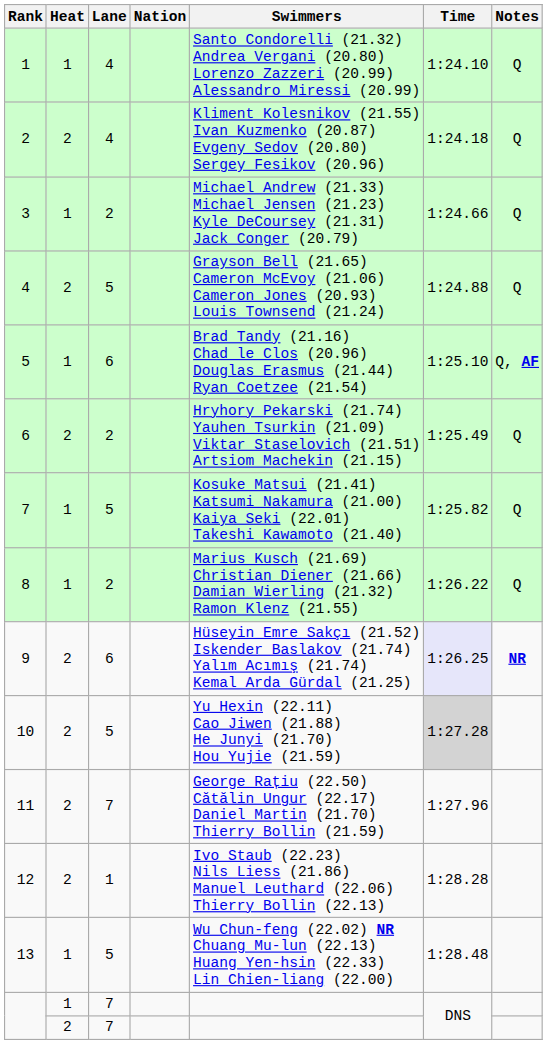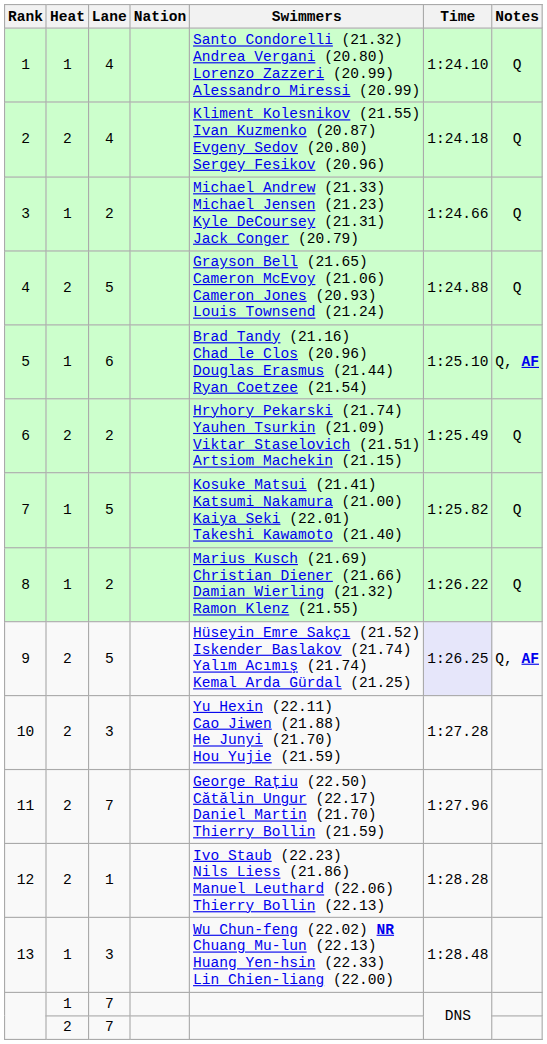(109, 658) 6 -> (109, 658) 5
(517, 658) NR -> (517, 658) Q, AF
(109, 733) 5 -> (109, 733) 3
(458, 733) lightgrey background -> (458, 733) no background
(109, 955) 5 -> (109, 955) 3
